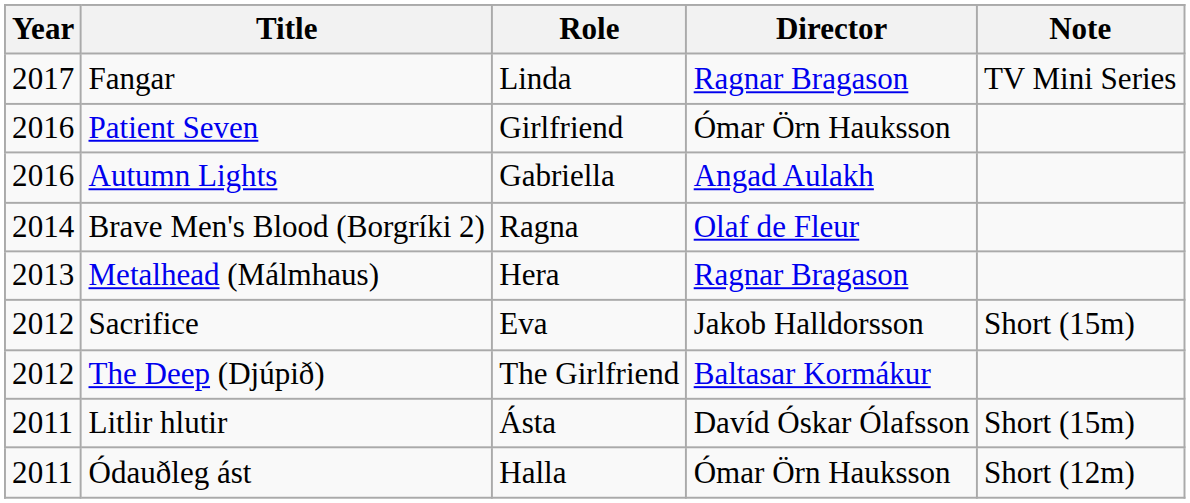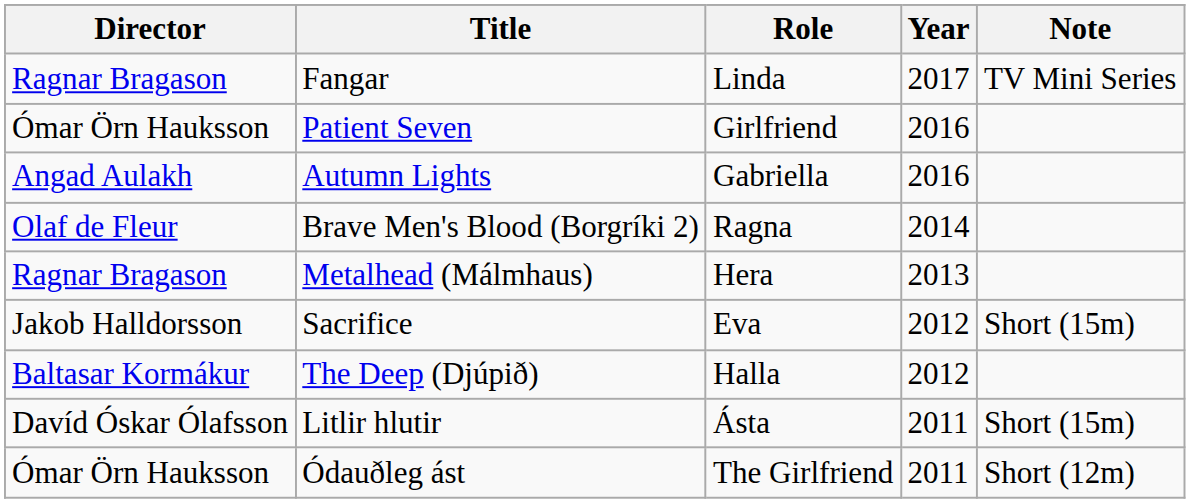columns swapped: (43, 29) <-> (832, 29)
(589, 373) The Girlfriend -> (747, 373) Halla
(533, 472) Halla -> (803, 472) The Girlfriend
